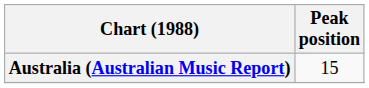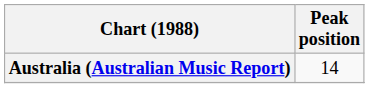(329, 67) 15 -> (329, 67) 14
